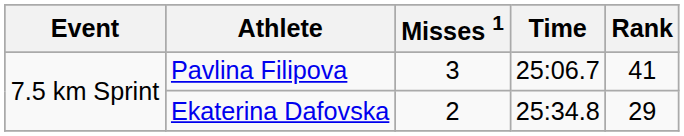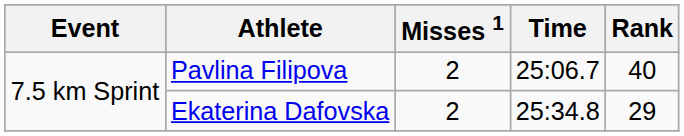(452, 72) 3 -> (452, 72) 2
(642, 72) 41 -> (642, 72) 40
